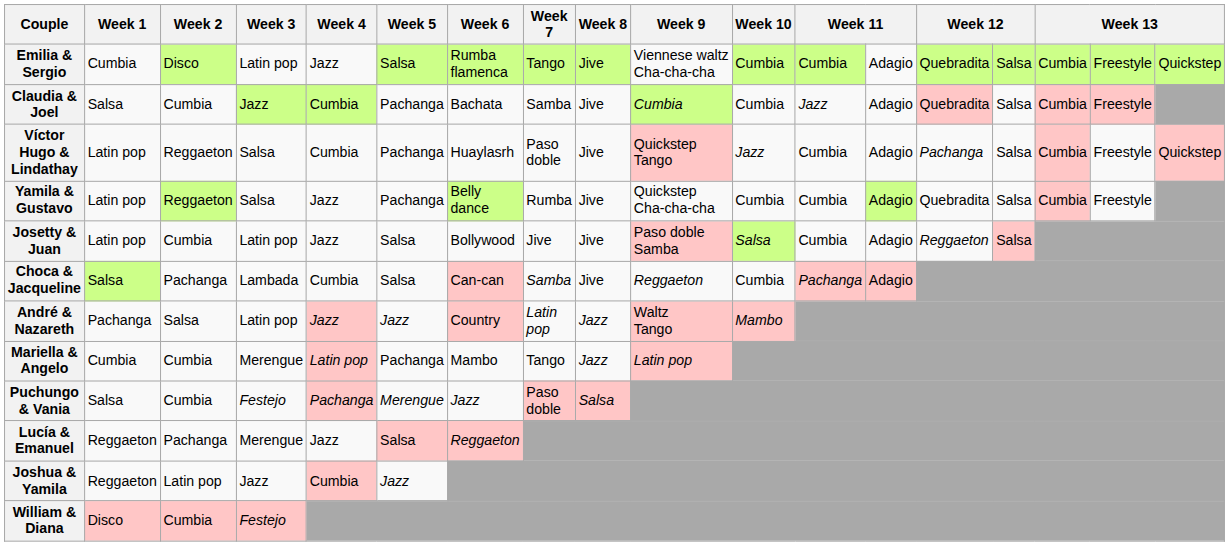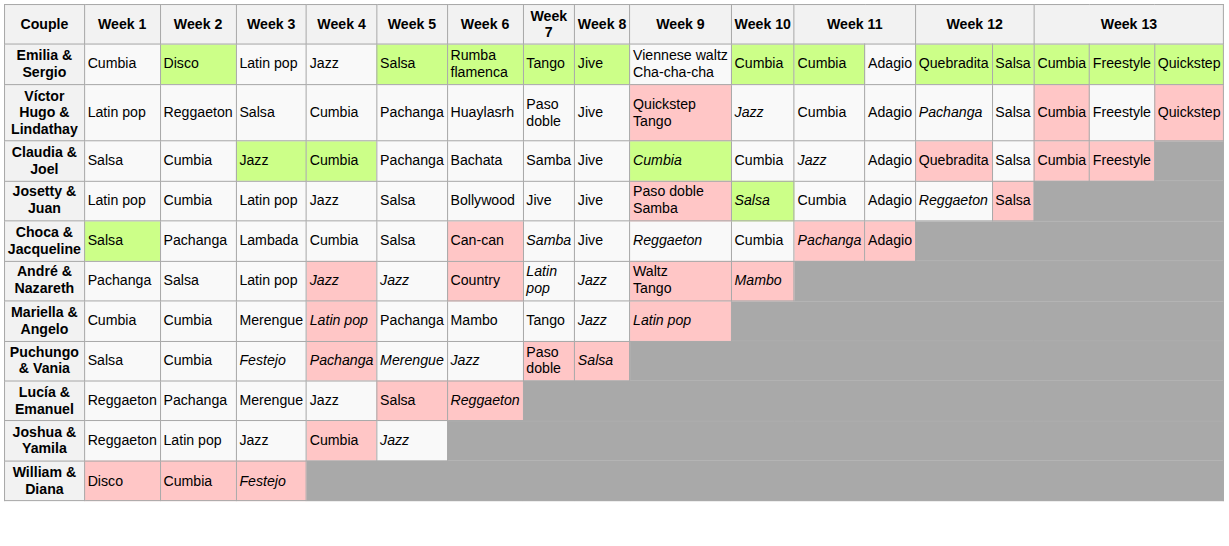rows swapped: (44, 152) <-> (44, 104)
- row: (44, 200)
